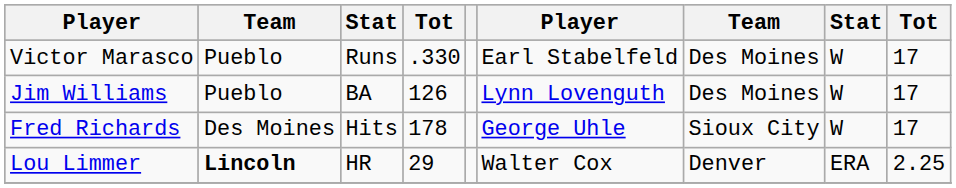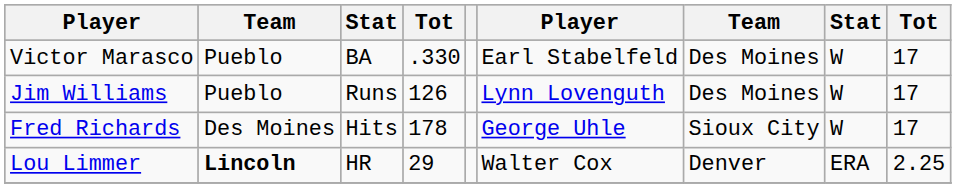(372, 58) Runs -> (358, 58) BA
(358, 94) BA -> (372, 94) Runs
